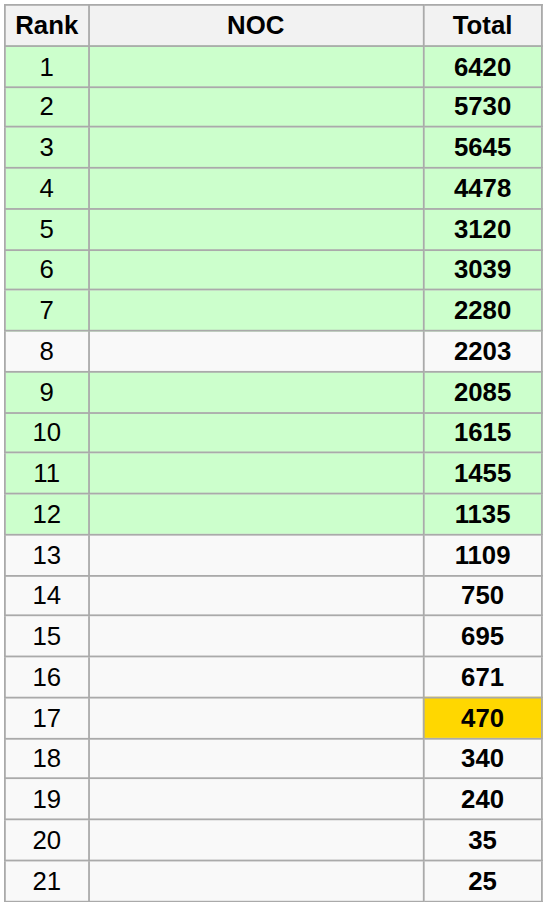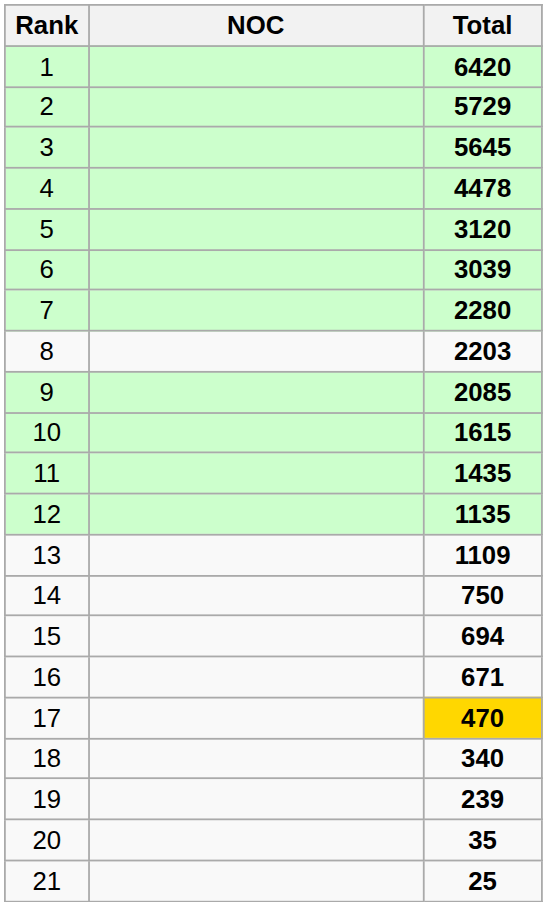(483, 107) 5730 -> (483, 107) 5729
(483, 474) 1455 -> (483, 474) 1435
(483, 636) 695 -> (483, 636) 694
(483, 799) 240 -> (483, 799) 239
